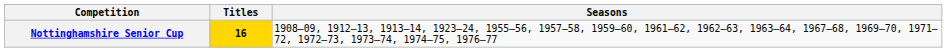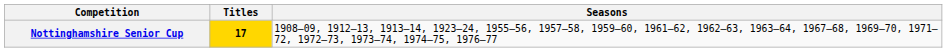(241, 34) 16 -> (241, 34) 17
